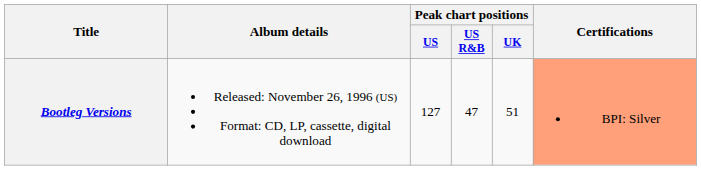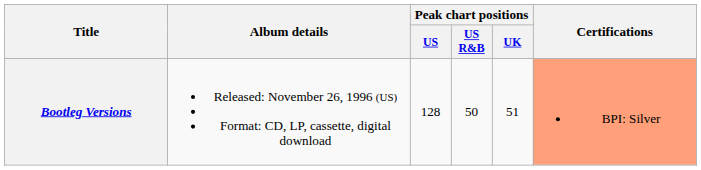(431, 111) 127 -> (431, 111) 128
(472, 111) 47 -> (472, 111) 50
